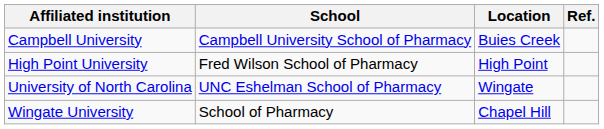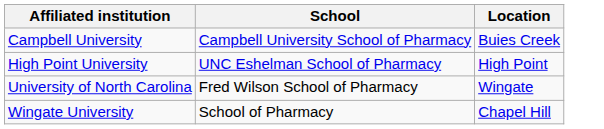- column: (581, 16)
(308, 64) Fred Wilson School of Pharmacy -> (320, 64) UNC Eshelman School of Pharmacy
(320, 87) UNC Eshelman School of Pharmacy -> (308, 87) Fred Wilson School of Pharmacy
